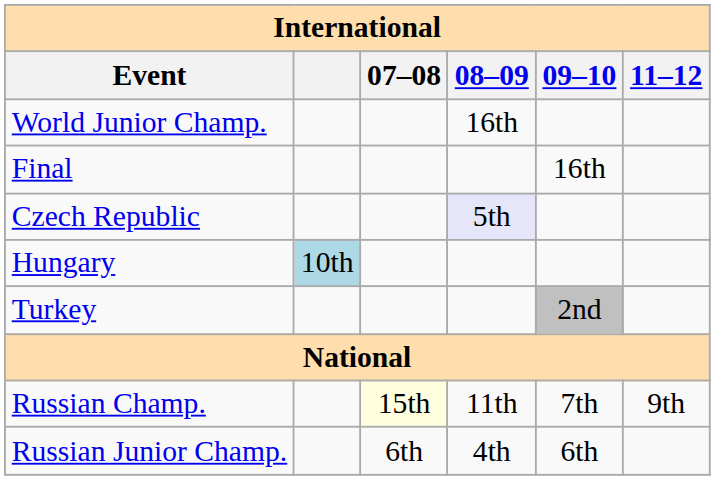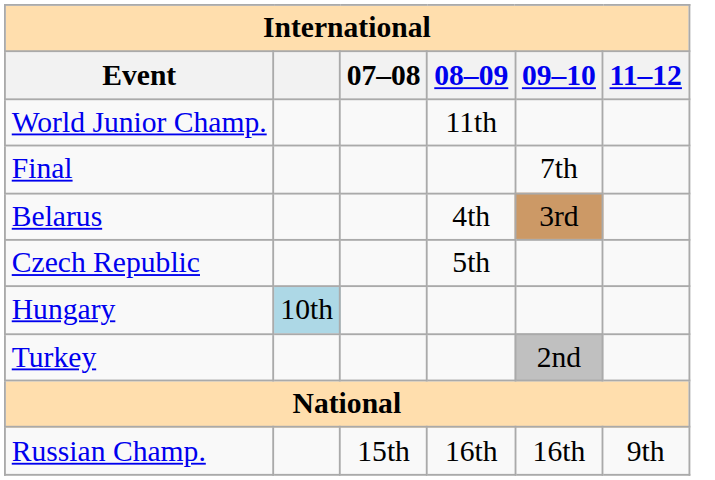(492, 121) 16th -> (471, 121) 11th
(579, 168) 16th -> (559, 168) 7th
+ row: (57, 215)
(492, 215) lavender background -> (471, 262) no background
(404, 403) lightyellow background -> (384, 450) no background
(492, 403) 11th -> (471, 450) 16th
(579, 403) 7th -> (559, 450) 16th
- row: (149, 450)
